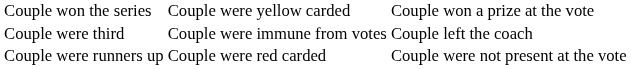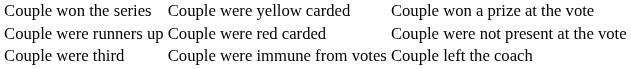rows swapped: (84, 56) <-> (64, 33)
